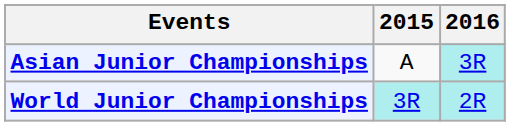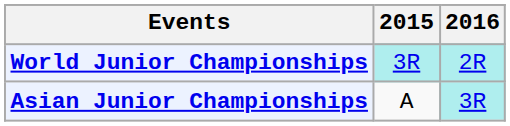rows swapped: (189, 62) <-> (189, 101)
